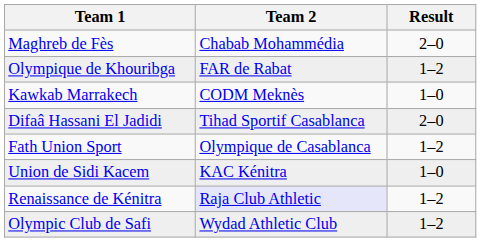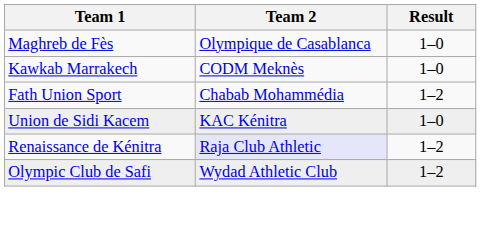(272, 43) Chabab Mohammédia -> (285, 43) Olympique de Casablanca
(431, 43) 2–0 -> (431, 43) 1–0
- row: (92, 69)
- row: (85, 120)
(285, 146) Olympique de Casablanca -> (272, 95) Chabab Mohammédia
